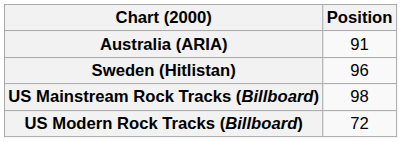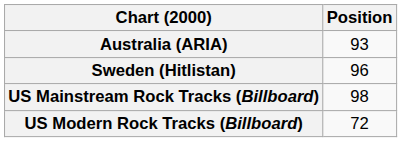(360, 44) 91 -> (360, 44) 93
